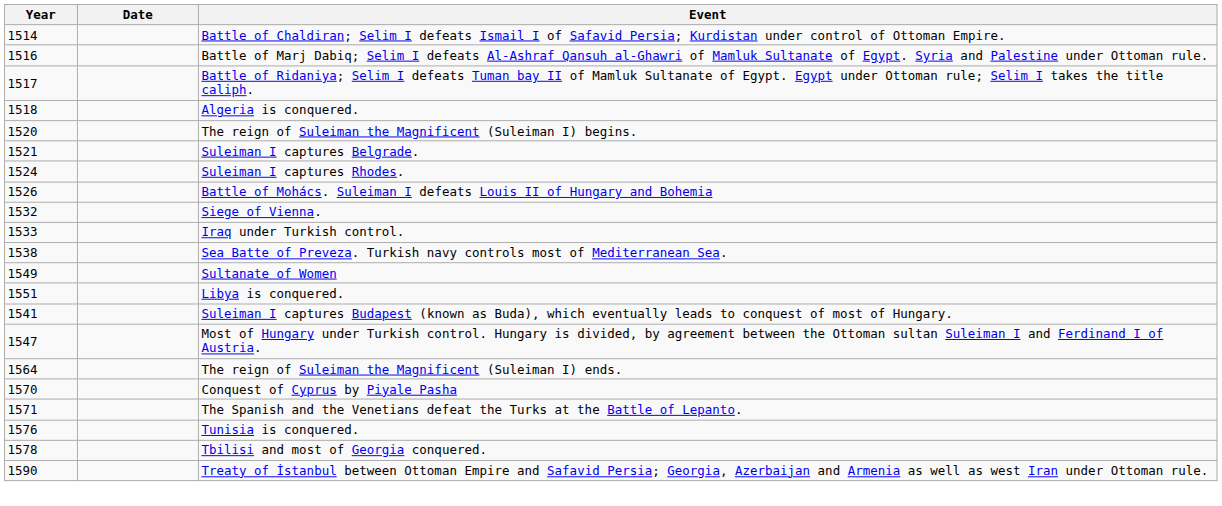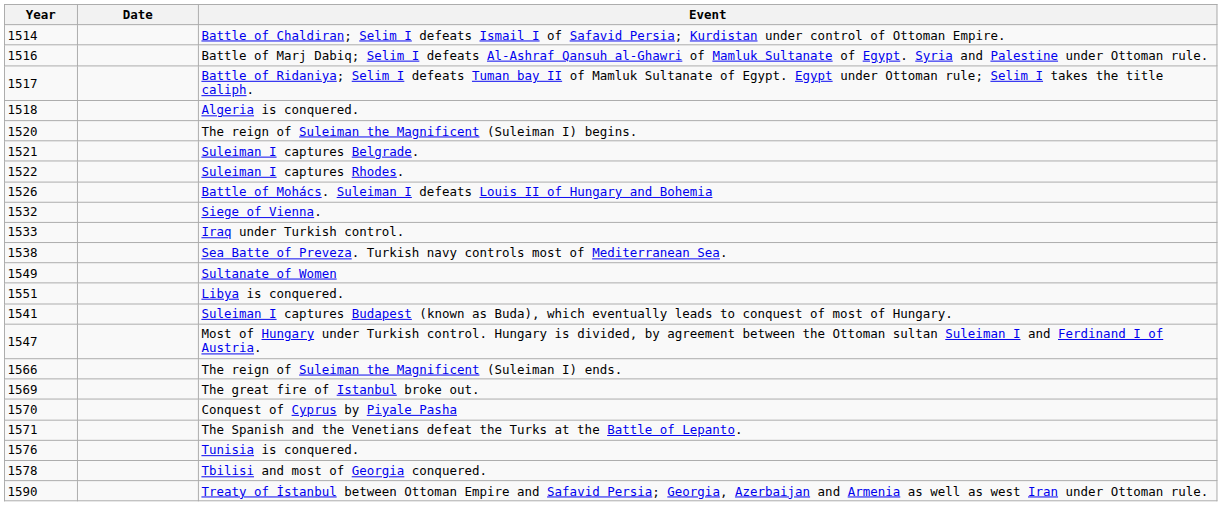(22, 171) 1524 -> (22, 171) 1522
(22, 369) 1564 -> (22, 369) 1566
+ row: (340, 389)
